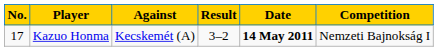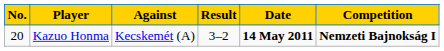(17, 35) 17 -> (17, 35) 20
(375, 35) normal -> (378, 35) bold
